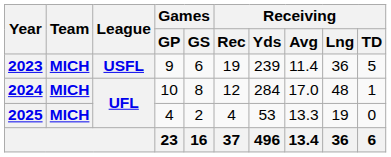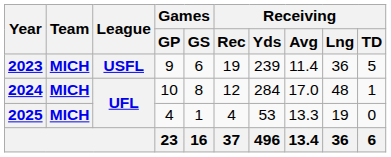(199, 115) 2 -> (199, 115) 1
